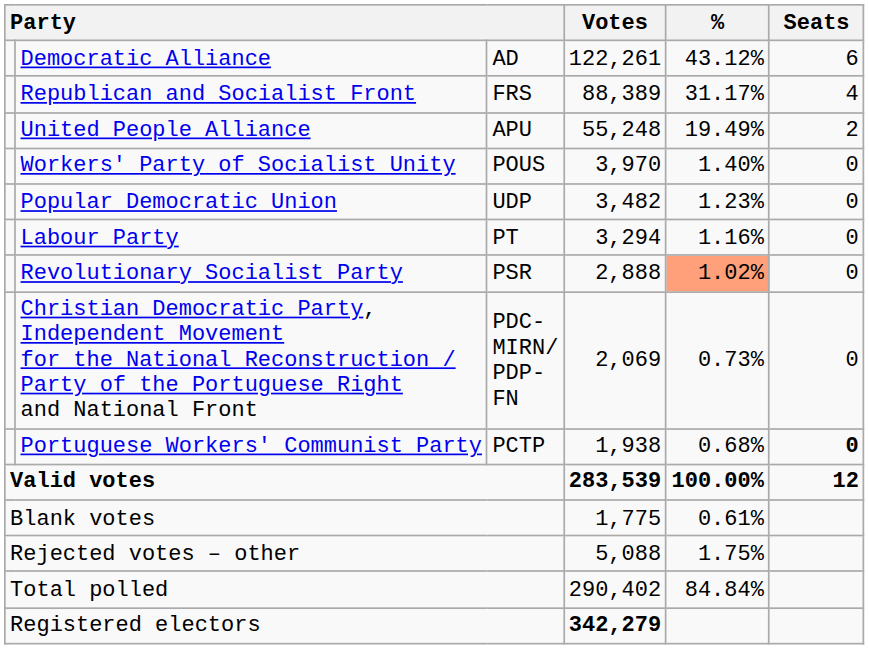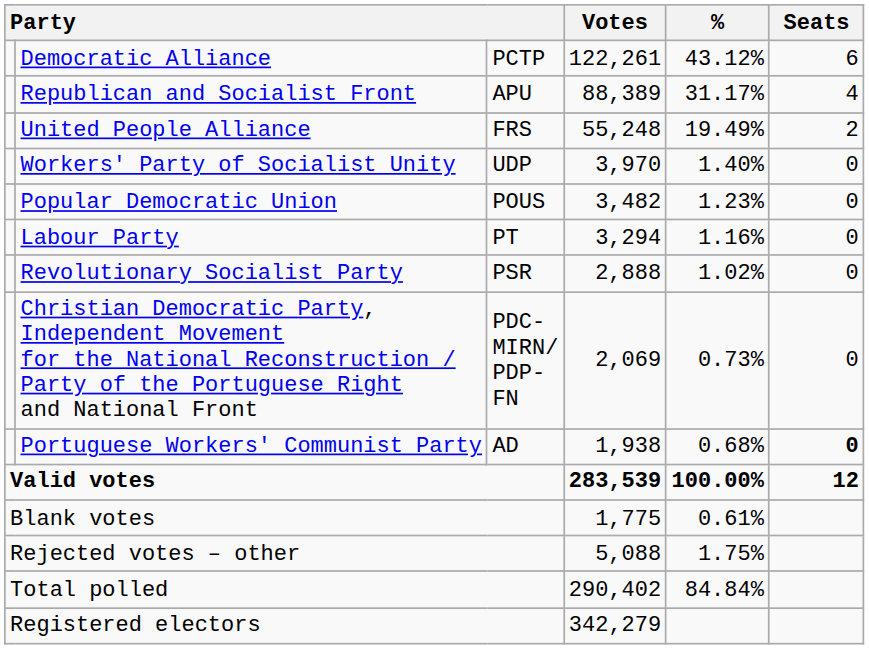(506, 59) AD -> (519, 59) PCTP
(512, 94) FRS -> (512, 94) APU
(512, 130) APU -> (512, 130) FRS
(519, 166) POUS -> (512, 166) UDP
(512, 202) UDP -> (519, 202) POUS
(731, 273) lightsalmon background -> (731, 273) no background
(519, 446) PCTP -> (506, 446) AD
(615, 625) bold -> (615, 625) normal
